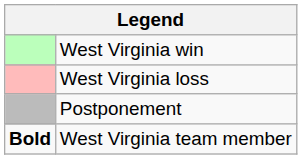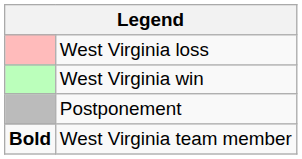rows swapped: (132, 50) <-> (134, 80)
